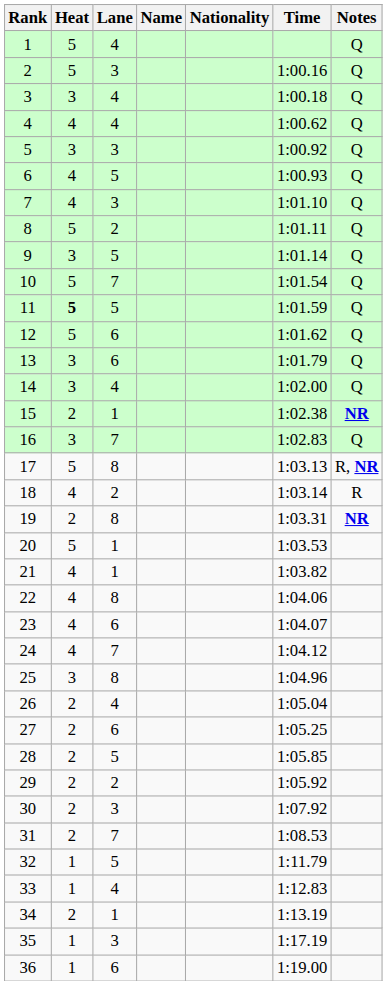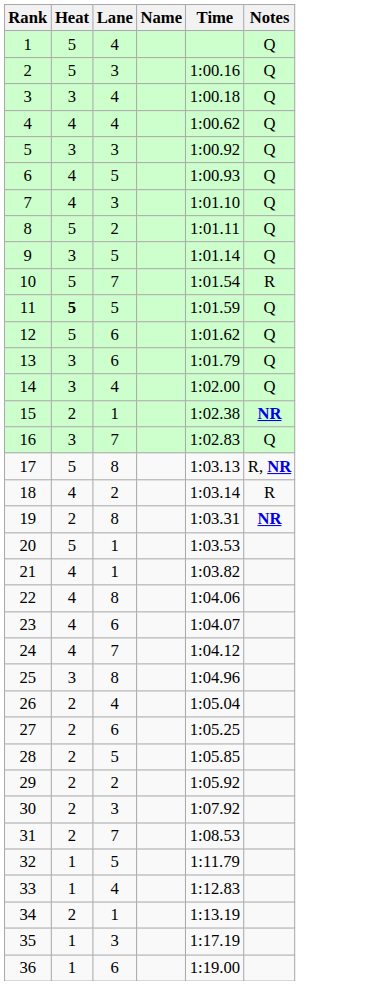- column: (229, 17)
(357, 281) Q -> (270, 281) R
